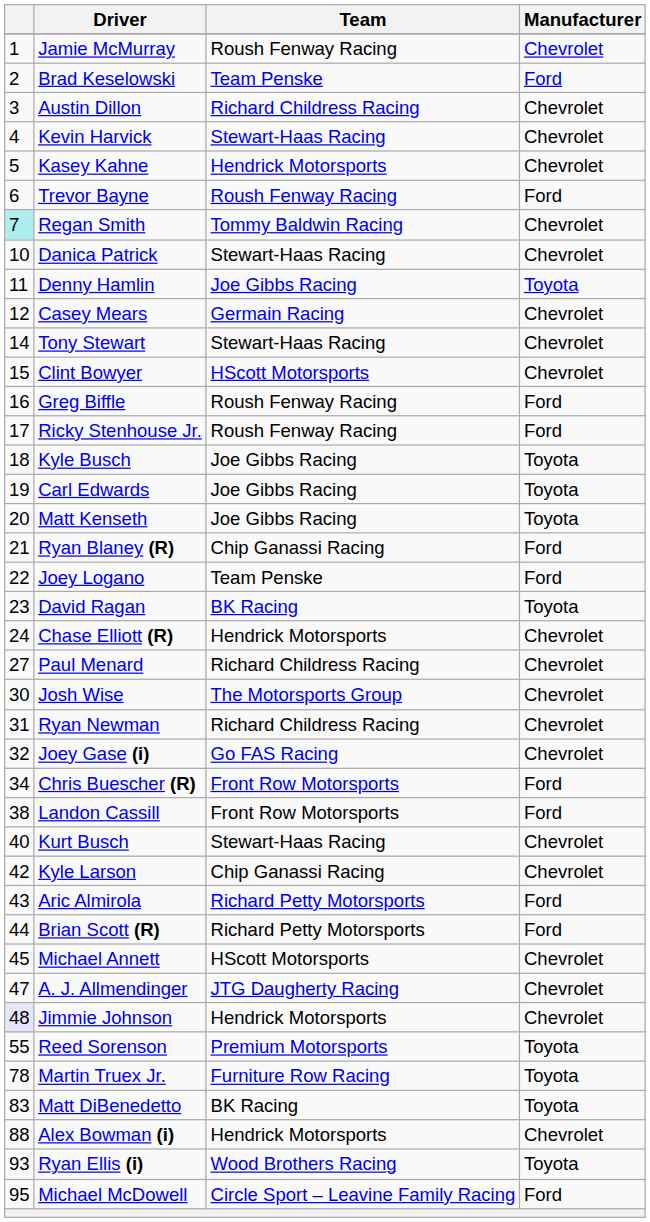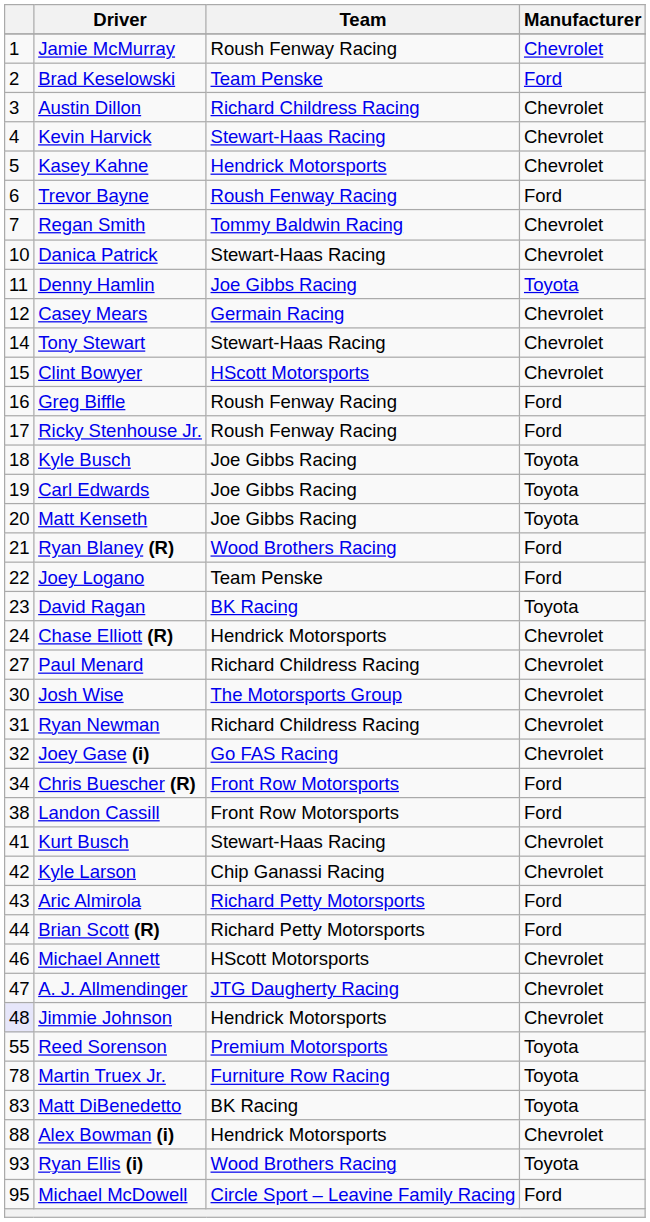(14, 225) paleturquoise background -> (14, 225) no background
(298, 548) Chip Ganassi Racing -> (304, 548) Wood Brothers Racing
(19, 841) 40 -> (19, 841) 41
(19, 959) 45 -> (19, 959) 46
